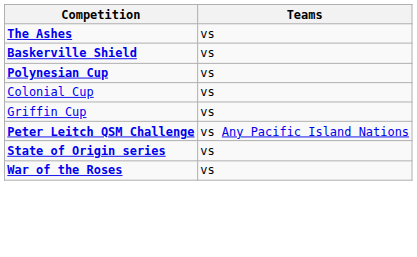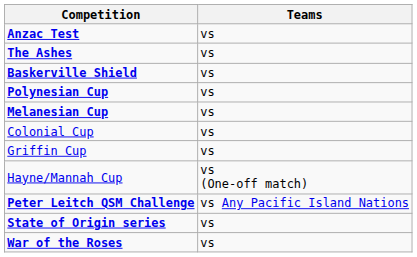+ row: (43, 34)
+ row: (58, 112)
+ row: (65, 177)
